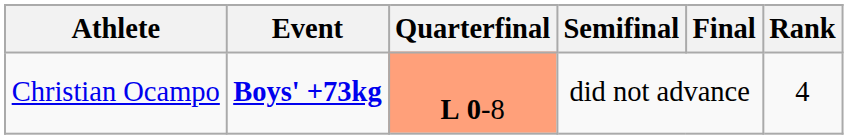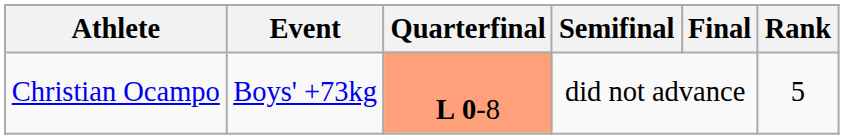(307, 92) bold -> (305, 92) normal
(802, 92) 4 -> (798, 92) 5
